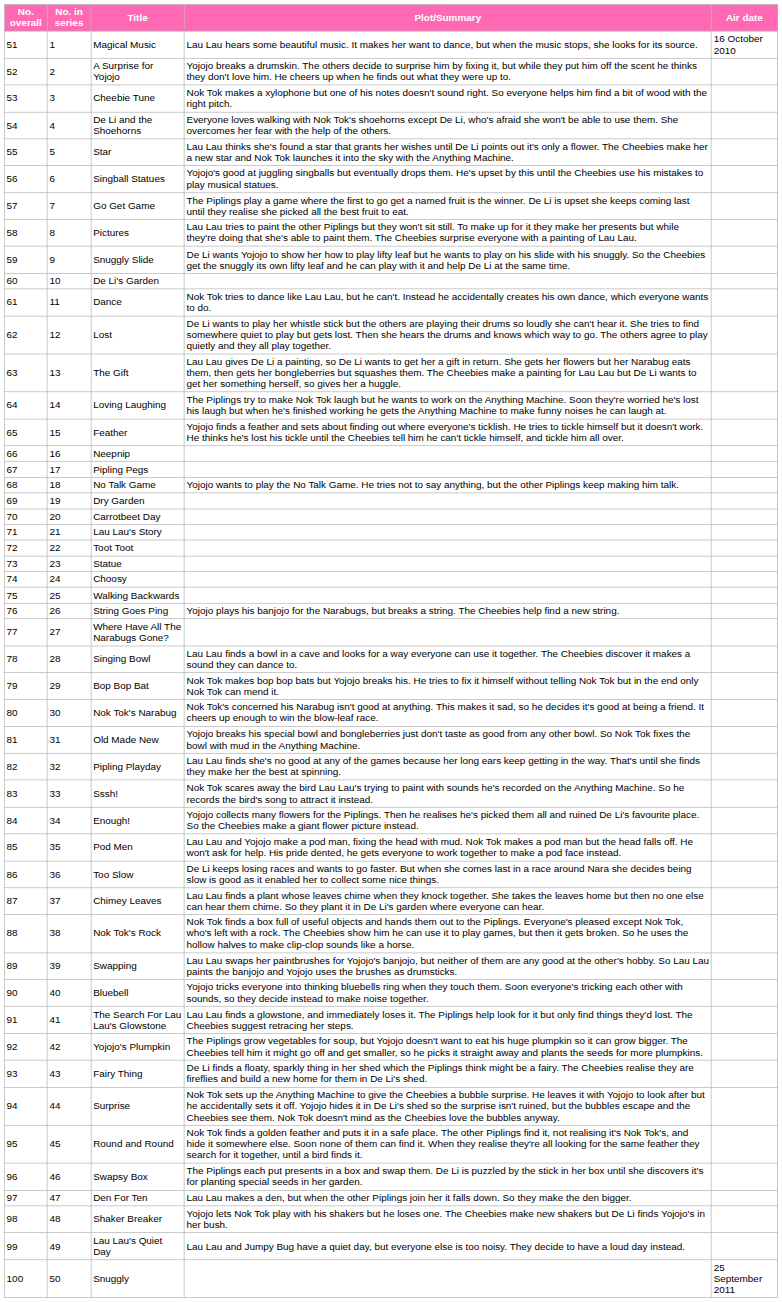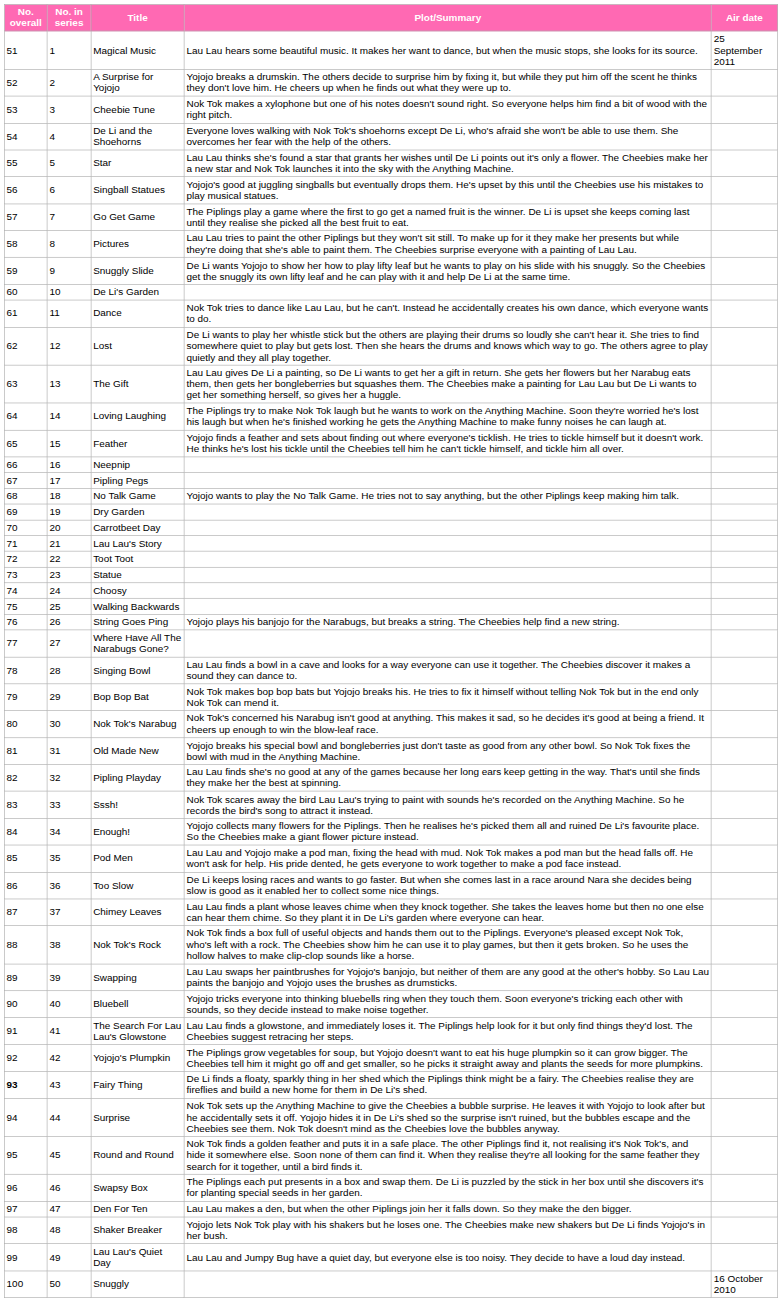(738, 44) 16 October 2010 -> (738, 50) 25 September 2011
(12, 1073) normal -> (12, 1085) bold
(738, 1278) 25 September 2011 -> (738, 1284) 16 October 2010
